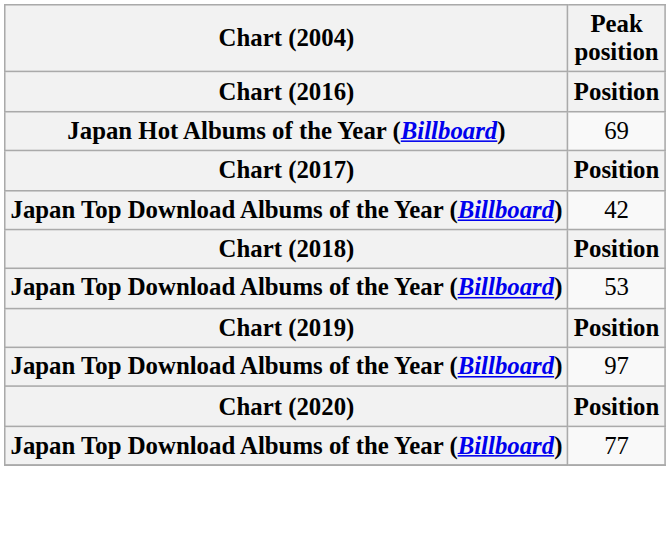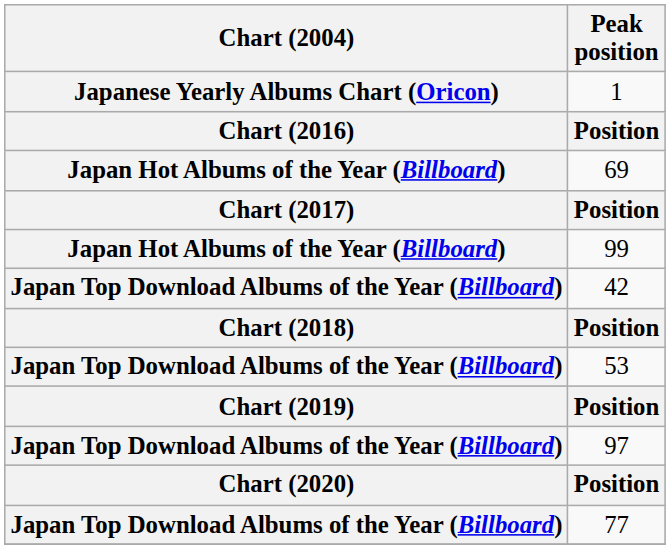+ row: (617, 91)
+ row: (617, 248)
